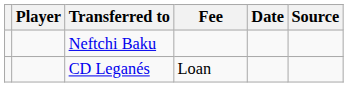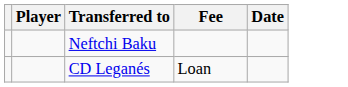- column: (315, 17)
